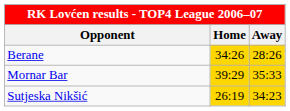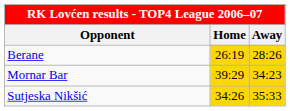(230, 55) 34:26 -> (230, 55) 26:19
(267, 75) 35:33 -> (267, 75) 34:23
(230, 95) 26:19 -> (230, 95) 34:26
(267, 95) 34:23 -> (267, 95) 35:33
